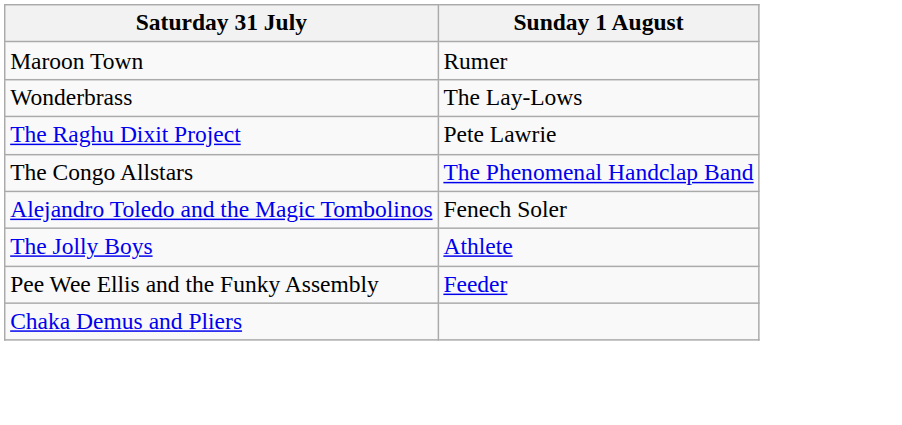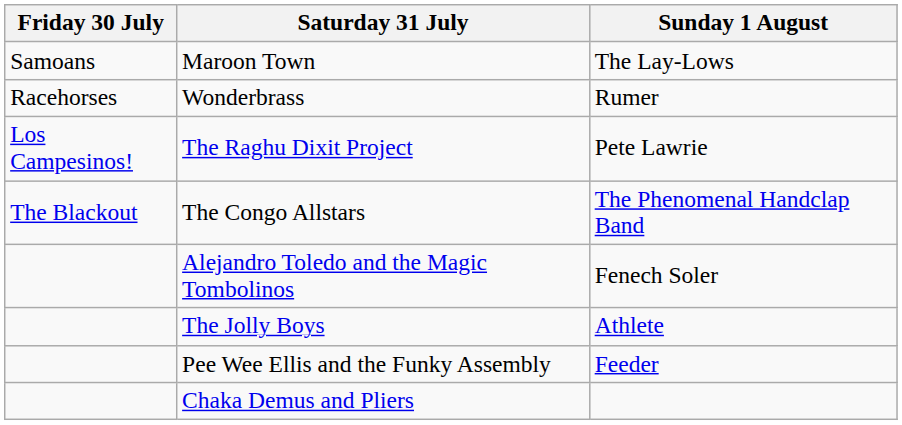+ column: (91, 23)
(475, 60) Rumer -> (664, 60) The Lay-Lows
(513, 97) The Lay-Lows -> (627, 97) Rumer
